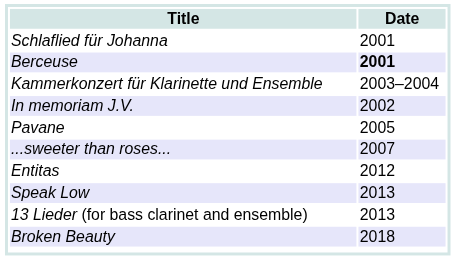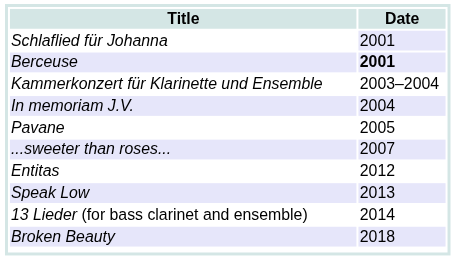(377, 40) no background -> (377, 40) lavender background
(377, 105) 2002 -> (377, 105) 2004
(377, 214) 2013 -> (377, 214) 2014
